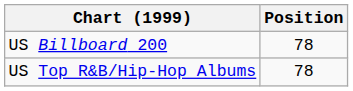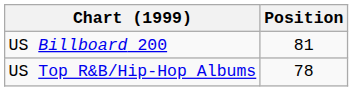(304, 45) 78 -> (304, 45) 81
